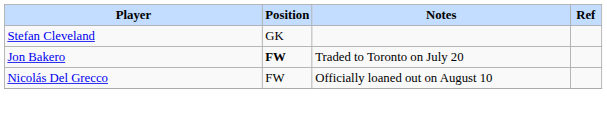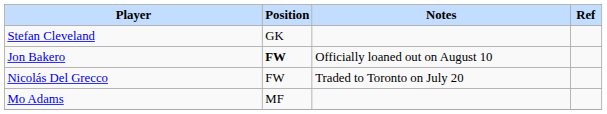(389, 57) Traded to Toronto on July 20 -> (404, 57) Officially loaned out on August 10
(404, 78) Officially loaned out on August 10 -> (389, 78) Traded to Toronto on July 20
+ row: (36, 99)
